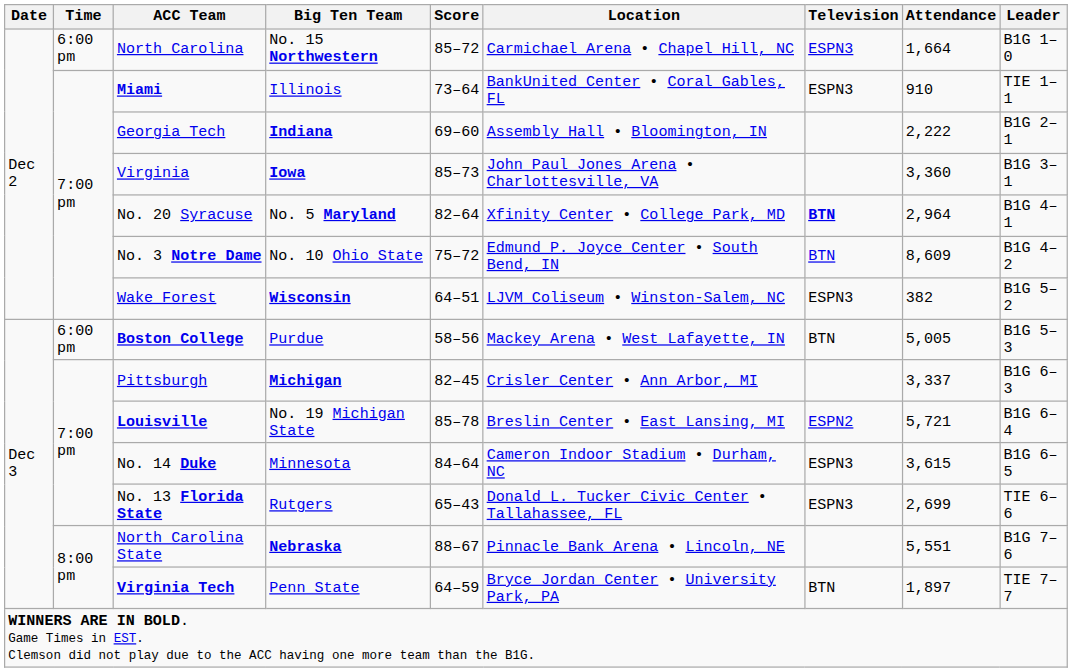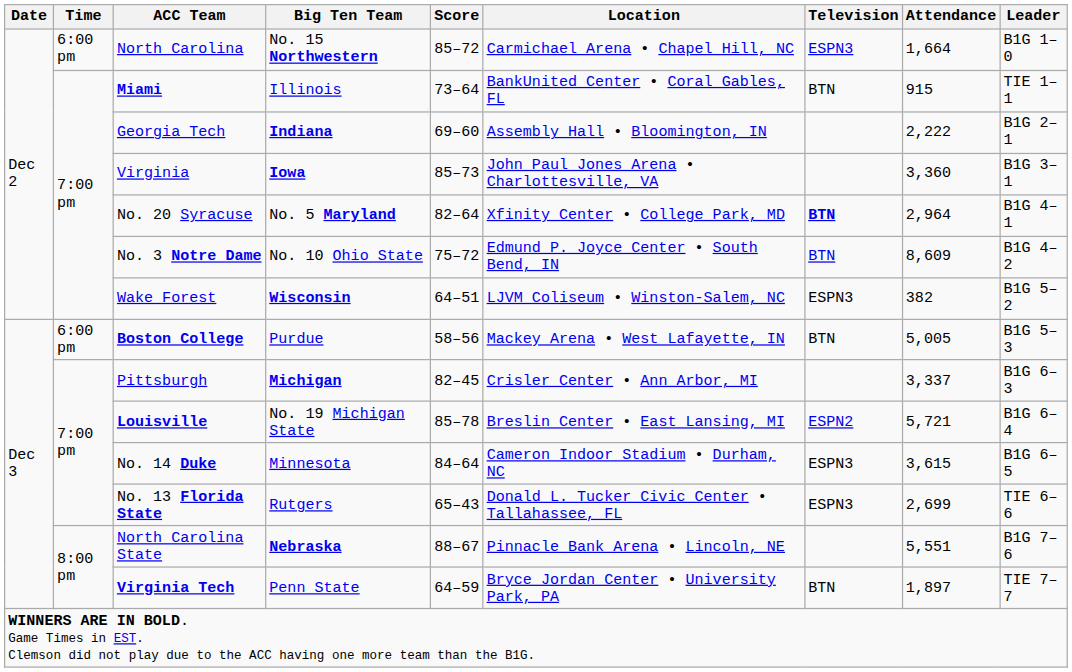(831, 91) ESPN3 -> (822, 91) BTN
(919, 91) 910 -> (919, 91) 915
